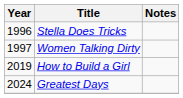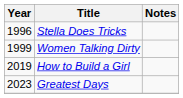(19, 48) 1997 -> (19, 48) 1999
(19, 84) 2024 -> (19, 84) 2023
